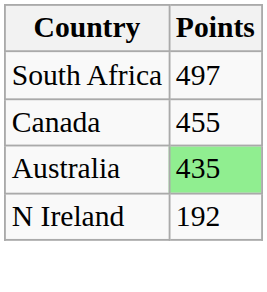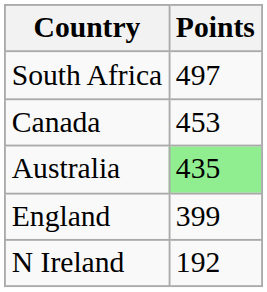(198, 121) 455 -> (198, 121) 453
+ row: (61, 215)
